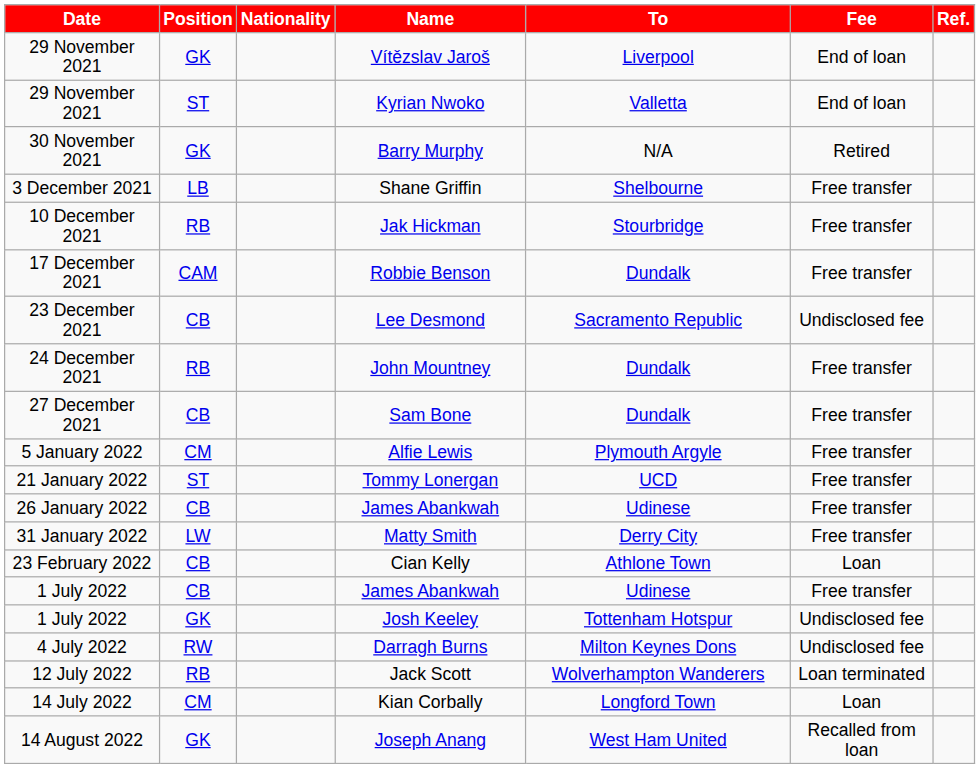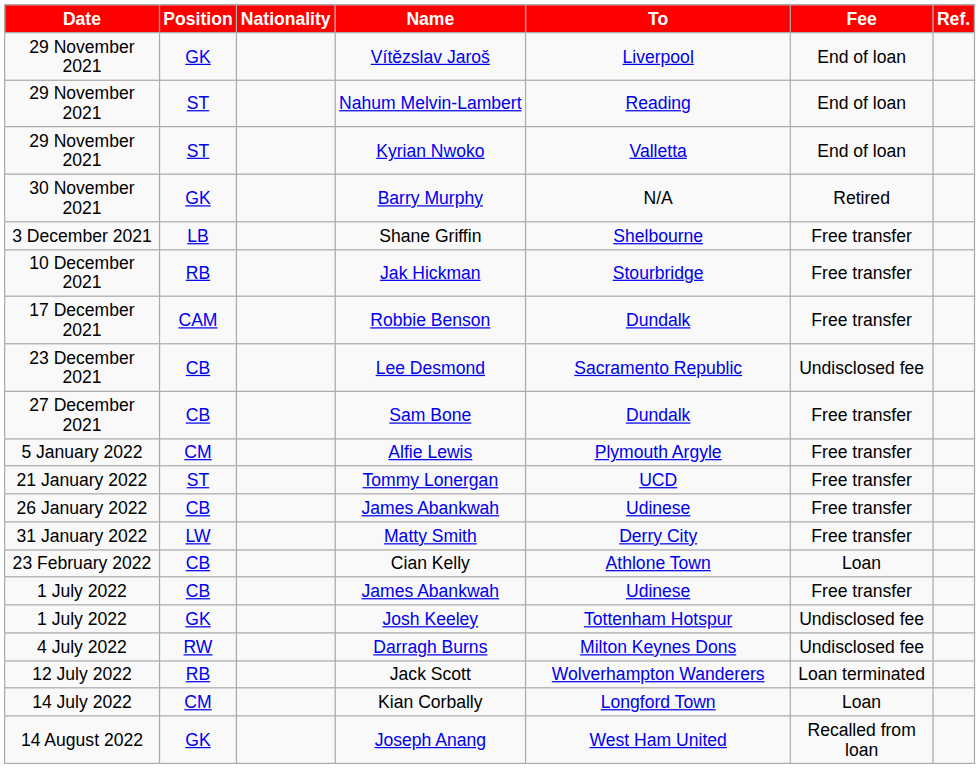+ row: (82, 104)
- row: (82, 368)
